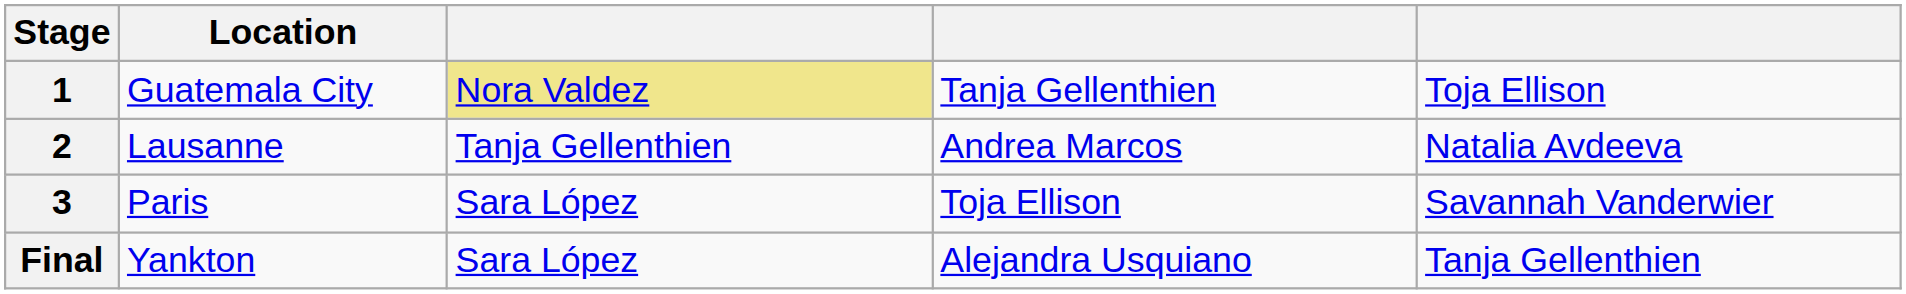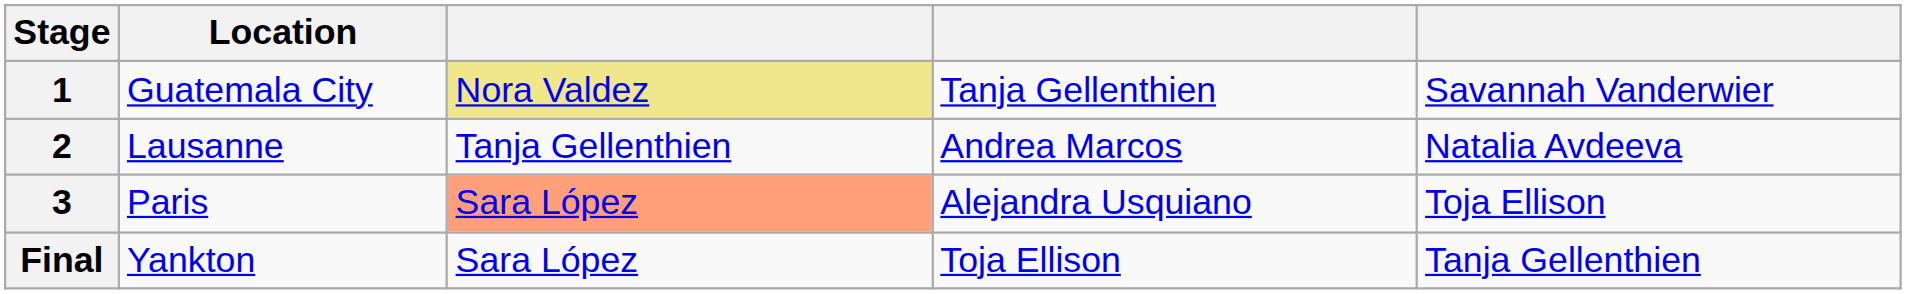(1515, 89) Toja Ellison -> (1599, 89) Savannah Vanderwier
(547, 202) no background -> (547, 202) lightsalmon background
(1031, 202) Toja Ellison -> (1096, 202) Alejandra Usquiano
(1599, 202) Savannah Vanderwier -> (1515, 202) Toja Ellison
(1096, 259) Alejandra Usquiano -> (1031, 259) Toja Ellison
